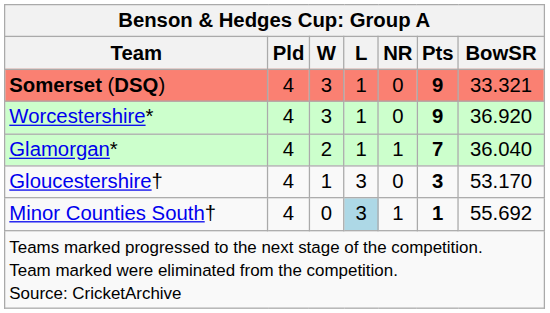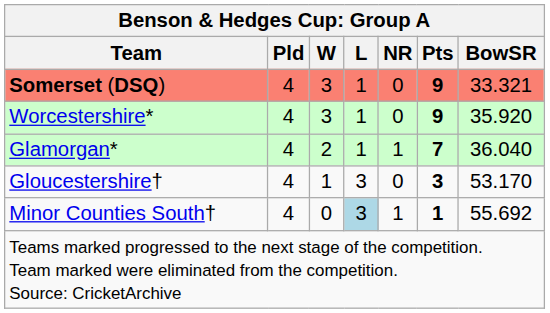(501, 117) 36.920 -> (501, 117) 35.920
